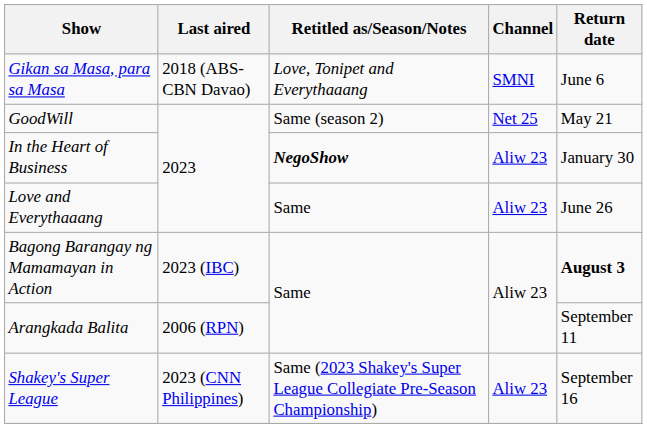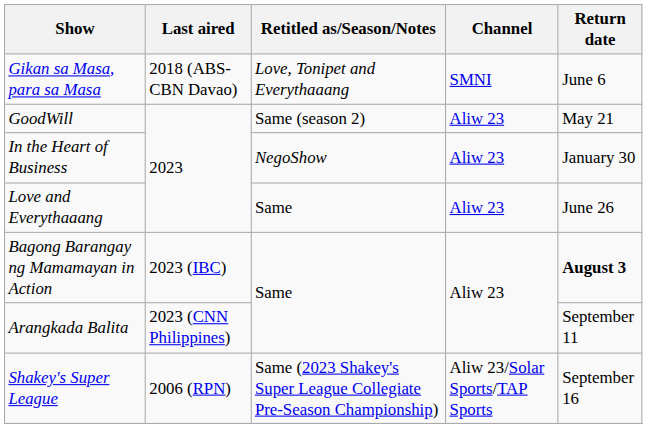(515, 118) Net 25 -> (477, 118) Aliw 23
(311, 157) bold -> (291, 157) normal
(203, 327) 2006 (RPN) -> (190, 327) 2023 (CNN Philippines)
(203, 388) 2023 (CNN Philippines) -> (190, 388) 2006 (RPN)
(520, 388) Aliw 23 -> (497, 388) Aliw 23/Solar Sports/TAP Sports
